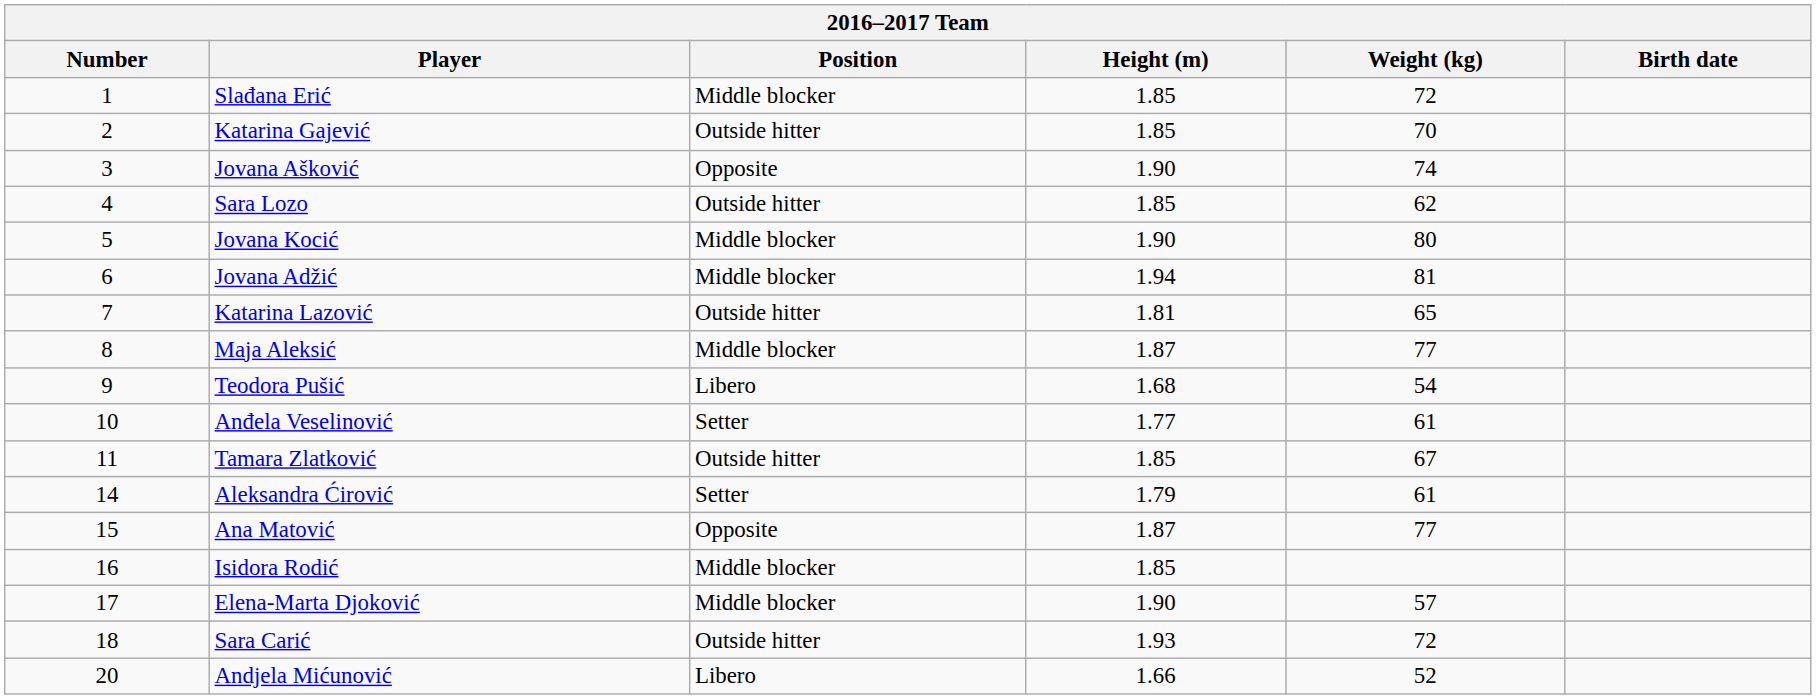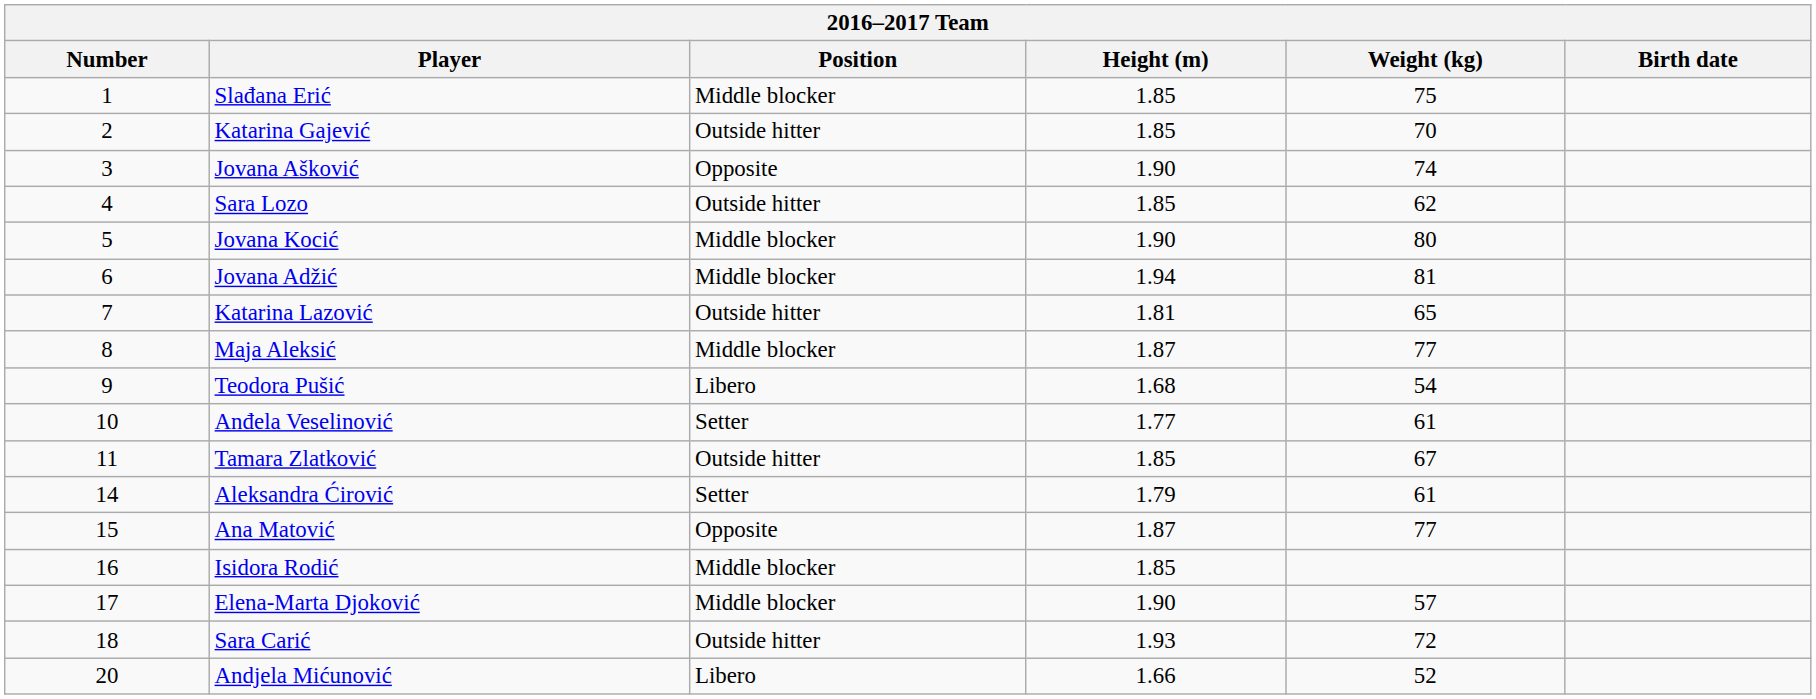(1425, 95) 72 -> (1425, 95) 75
